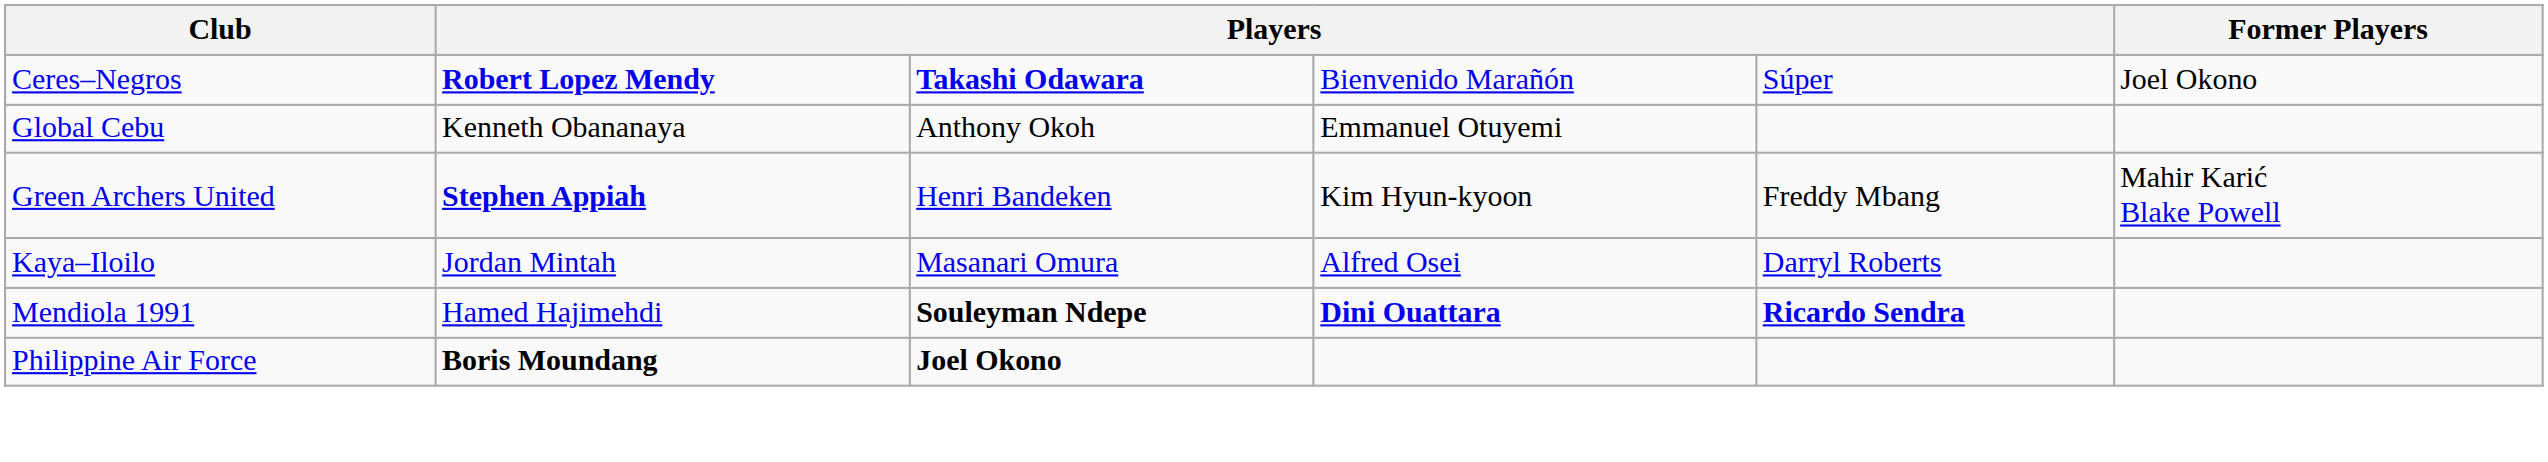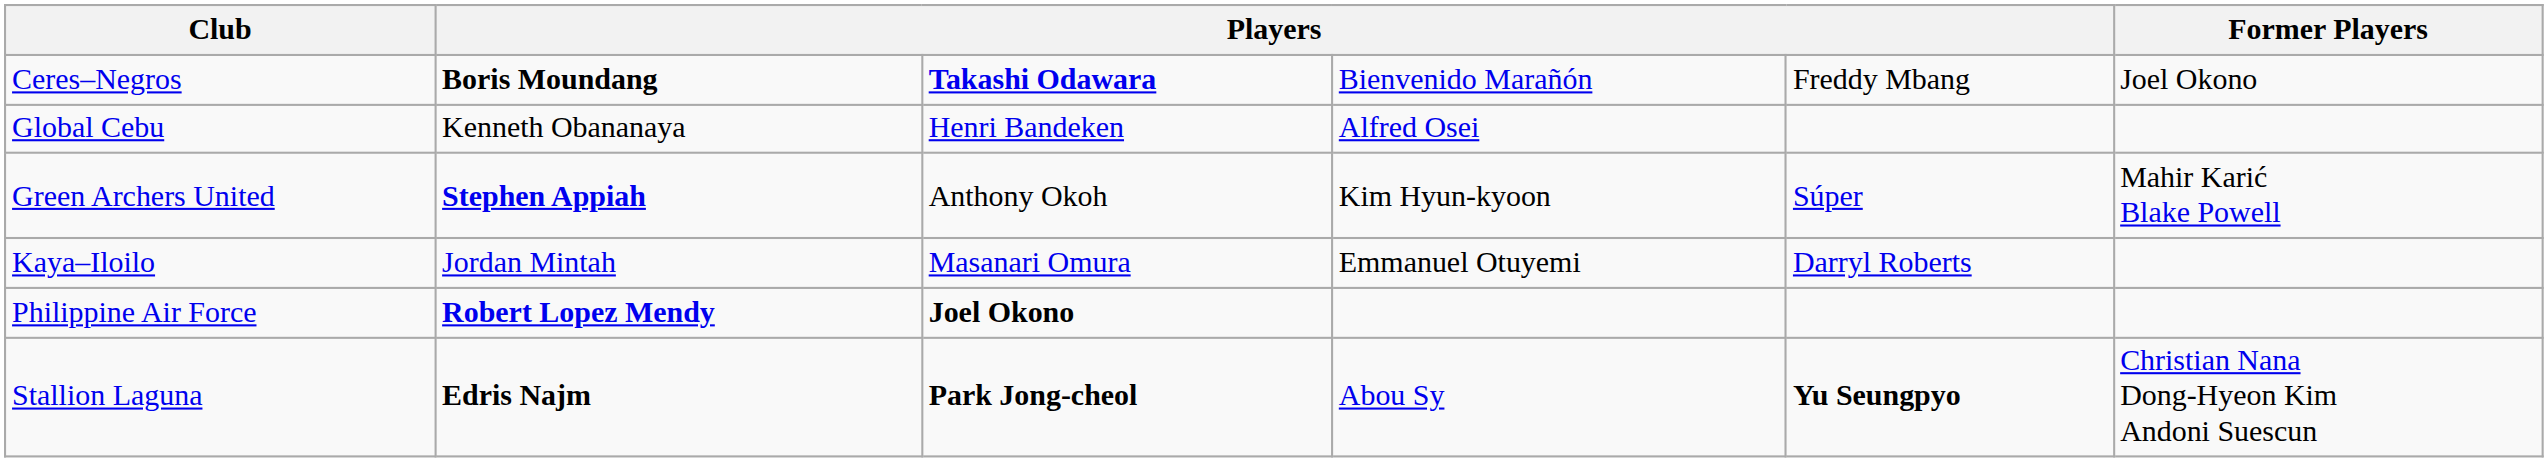(578, 78) Robert Lopez Mendy -> (550, 78) Boris Moundang
(1798, 78) Súper -> (1881, 78) Freddy Mbang
(1006, 128) Anthony Okoh -> (1026, 128) Henri Bandeken
(1441, 128) Emmanuel Otuyemi -> (1409, 128) Alfred Osei
(1014, 195) Henri Bandeken -> (1018, 195) Anthony Okoh
(1851, 195) Freddy Mbang -> (1828, 195) Súper
(1391, 262) Alfred Osei -> (1460, 262) Emmanuel Otuyemi
- row: (103, 311)
(550, 361) Boris Moundang -> (578, 311) Robert Lopez Mendy
+ row: (107, 396)
